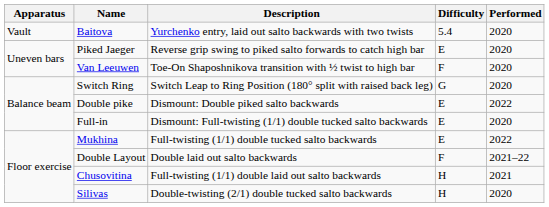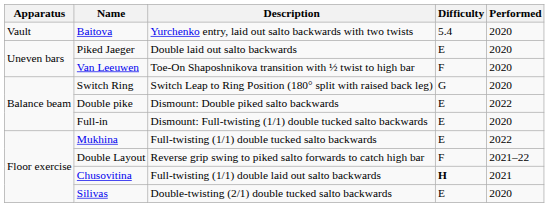(287, 49) Reverse grip swing to piked salto forwards to catch high bar -> (224, 49) Double laid out salto backwards
(224, 157) Double laid out salto backwards -> (287, 157) Reverse grip swing to piked salto forwards to catch high bar
(442, 175) normal -> (442, 175) bold
(442, 193) H -> (441, 193) E
